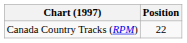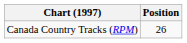(161, 29) 22 -> (161, 29) 26
